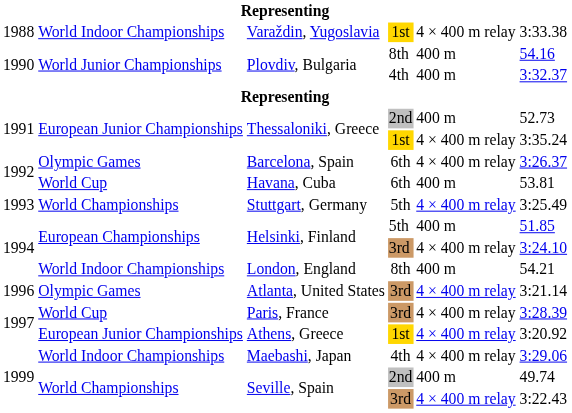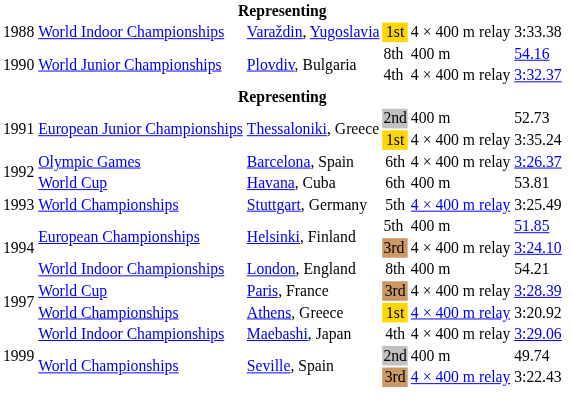(436, 75) 400 m -> (461, 75) 4 × 400 m relay
- row: (316, 291)
(141, 334) European Junior Championships -> (108, 312) World Championships
